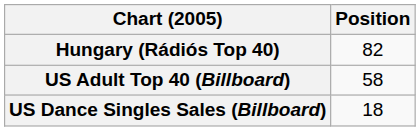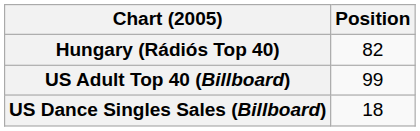(373, 79) 58 -> (373, 79) 99
